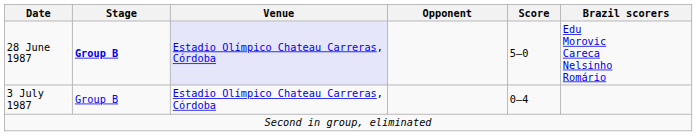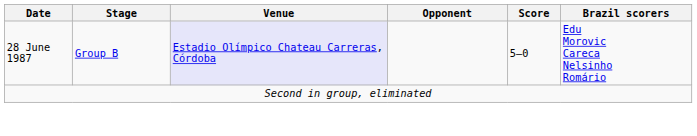(97, 53) bold -> (97, 53) normal
- row: (25, 100)
